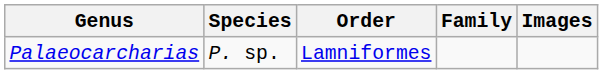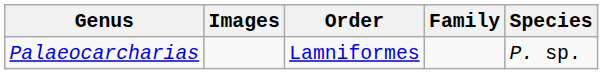columns swapped: (250, 21) <-> (557, 21)
